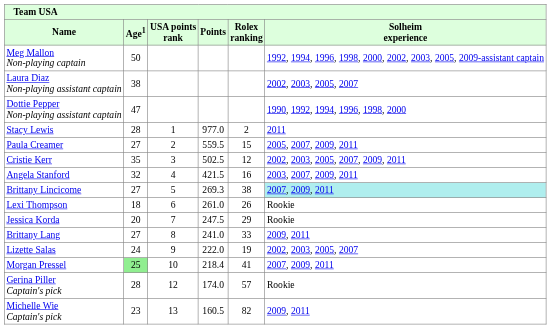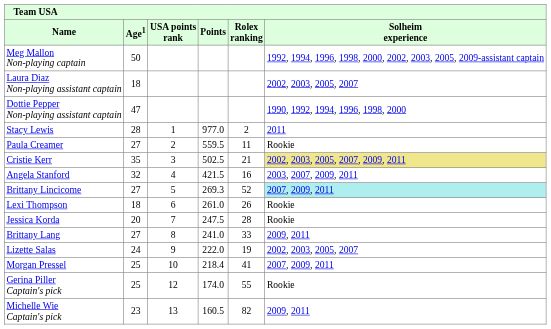(136, 84) 38 -> (136, 84) 18
(246, 145) 15 -> (246, 145) 11
(312, 145) 2005, 2007, 2009, 2011 -> (281, 145) Rookie
(246, 160) 12 -> (246, 160) 21
(336, 160) no background -> (336, 160) khaki background
(246, 190) 38 -> (246, 190) 52
(246, 220) 29 -> (246, 220) 28
(136, 265) lightgreen background -> (136, 265) no background
(136, 285) 28 -> (136, 285) 25
(246, 285) 57 -> (246, 285) 55
